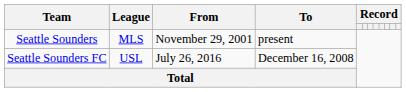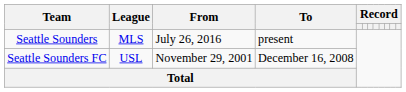(204, 39) November 29, 2001 -> (188, 39) July 26, 2016
(188, 58) July 26, 2016 -> (204, 58) November 29, 2001
